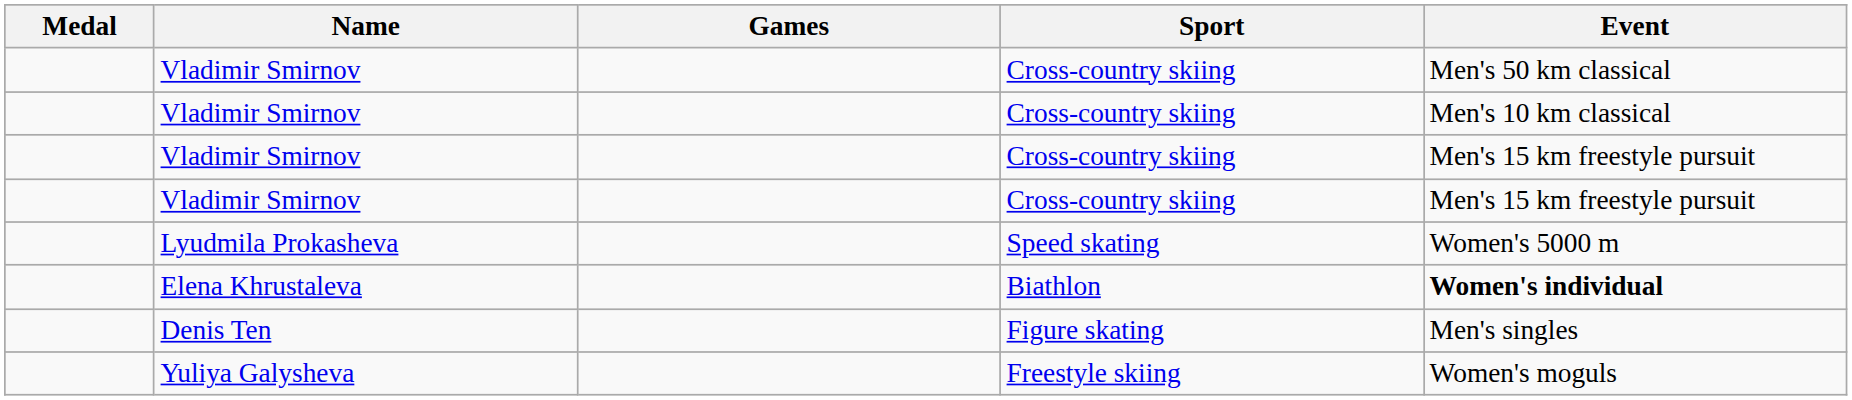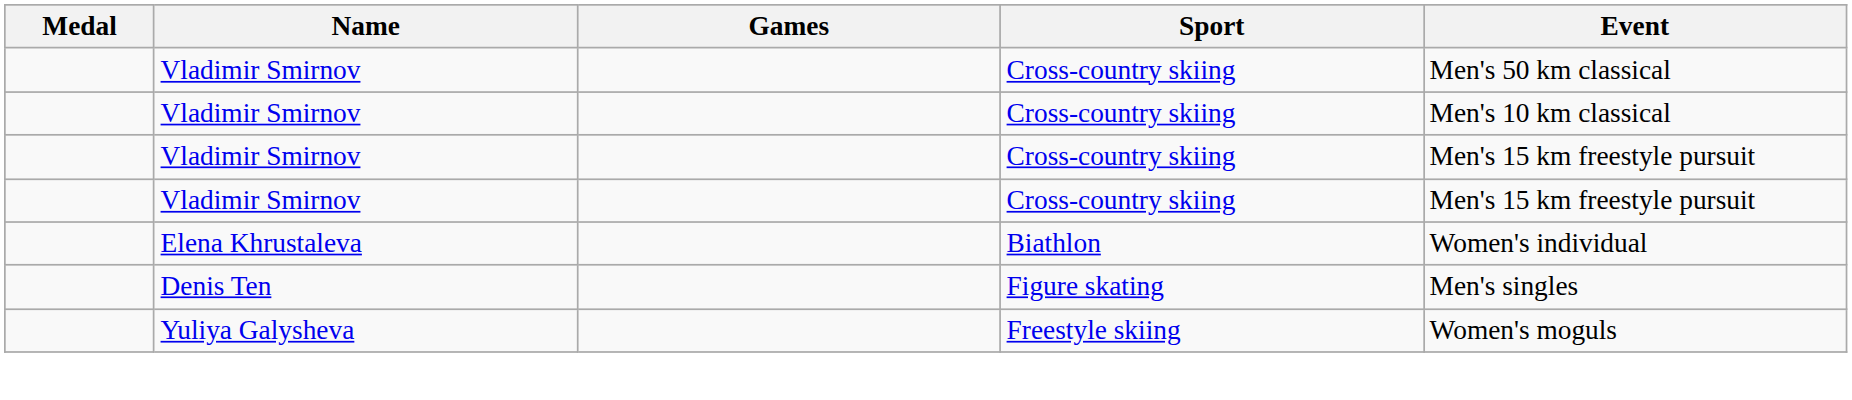- row: (279, 243)
(1546, 286) bold -> (1538, 243) normal
